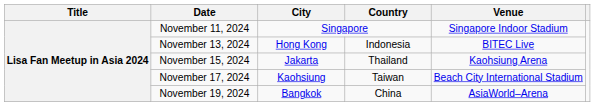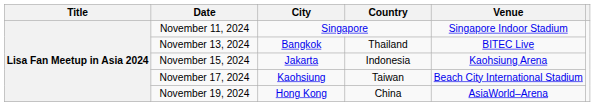(301, 45) Hong Kong -> (301, 45) Bangkok
(388, 45) Indonesia -> (388, 45) Thailand
(388, 61) Thailand -> (388, 61) Indonesia
(301, 93) Bangkok -> (301, 93) Hong Kong
